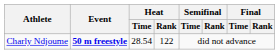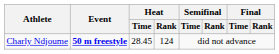(142, 42) 28.54 -> (142, 42) 28.45
(166, 42) 122 -> (166, 42) 124
